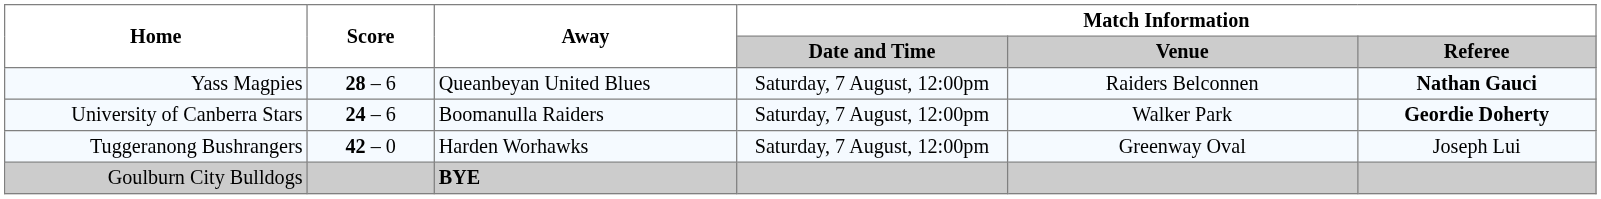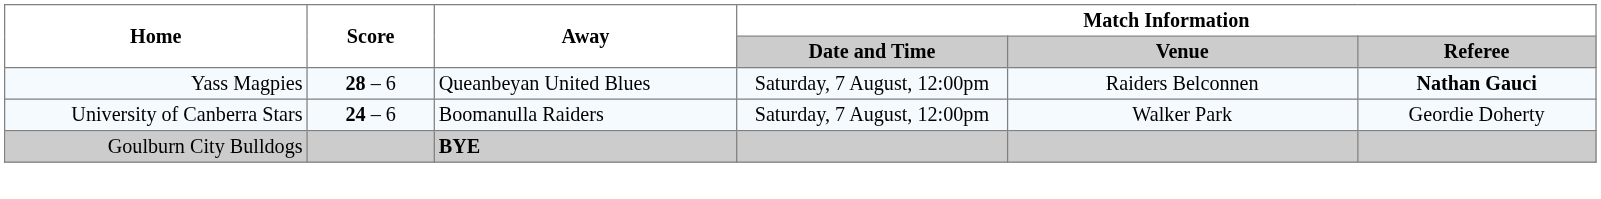(1477, 114) bold -> (1477, 114) normal
- row: (196, 146)
